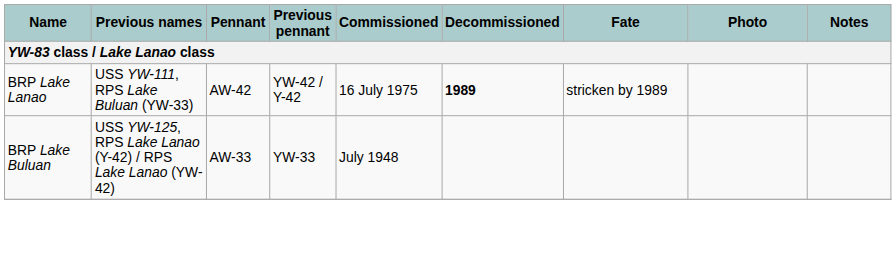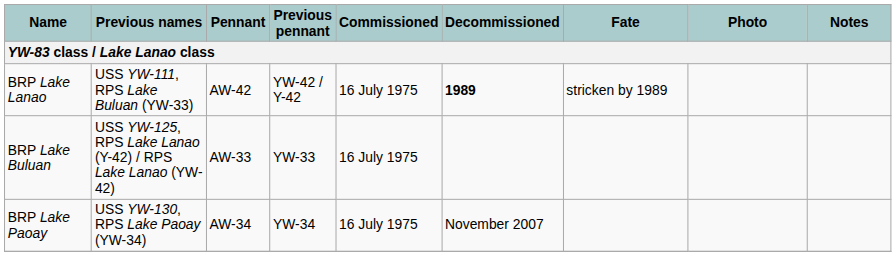(369, 157) July 1948 -> (378, 157) 16 July 1975
+ row: (39, 225)
